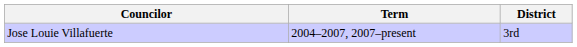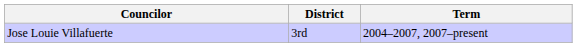columns swapped: (536, 14) <-> (394, 14)
